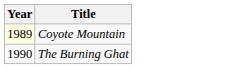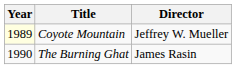+ column: (181, 14)
